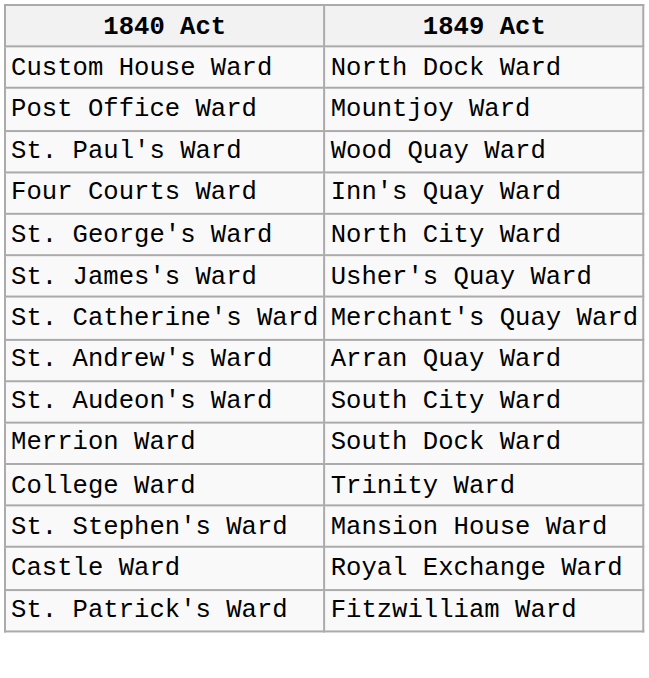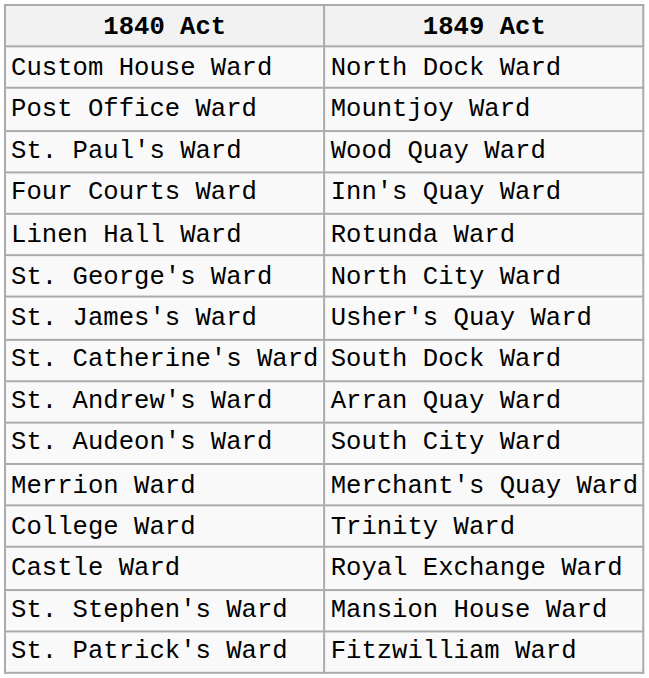+ row: (126, 235)
(484, 318) Merchant's Quay Ward -> (446, 360) South Dock Ward
(446, 443) South Dock Ward -> (484, 485) Merchant's Quay Ward
rows swapped: (96, 568) <-> (149, 527)
